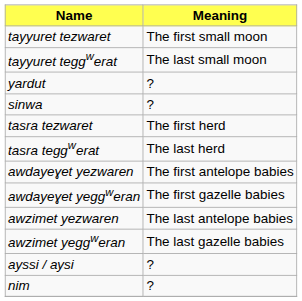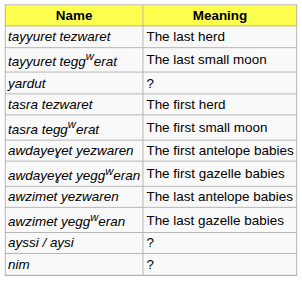(207, 36) The first small moon -> (186, 36) The last herd
- row: (25, 104)
(186, 148) The last herd -> (207, 127) The first small moon
